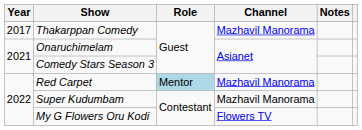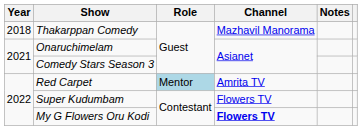(19, 30) 2017 -> (19, 30) 2018
(266, 82) Mazhavil Manorama -> (241, 82) Amrita TV
(266, 99) Mazhavil Manorama -> (244, 99) Flowers TV
(244, 116) normal -> (246, 116) bold
